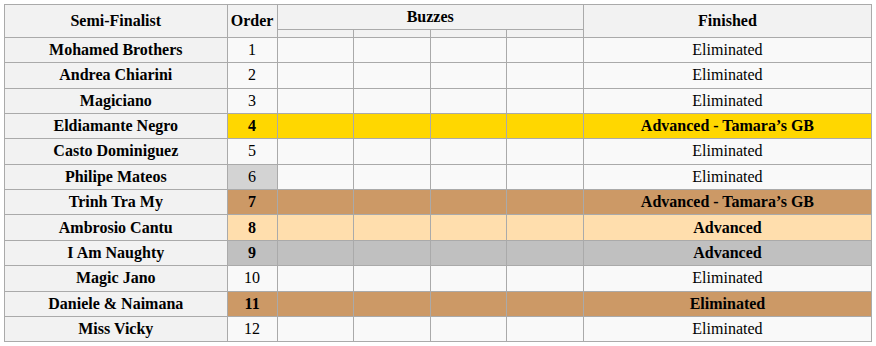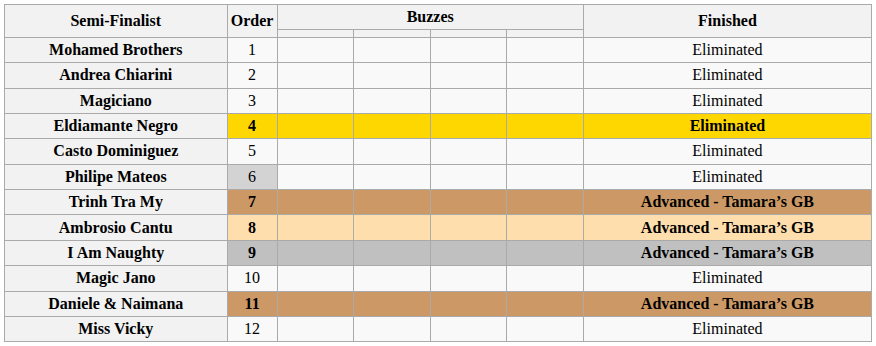(727, 126) Advanced - Tamara’s GB -> (727, 126) Eliminated
(727, 227) Advanced -> (727, 227) Advanced - Tamara’s GB
(727, 252) Advanced -> (727, 252) Advanced - Tamara’s GB
(727, 303) Eliminated -> (727, 303) Advanced - Tamara’s GB
